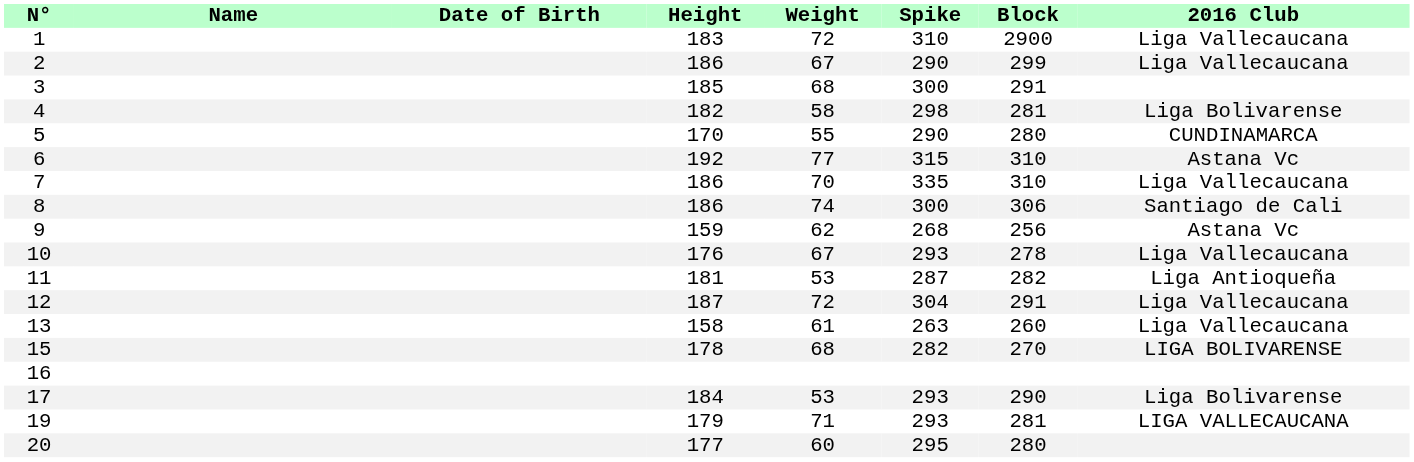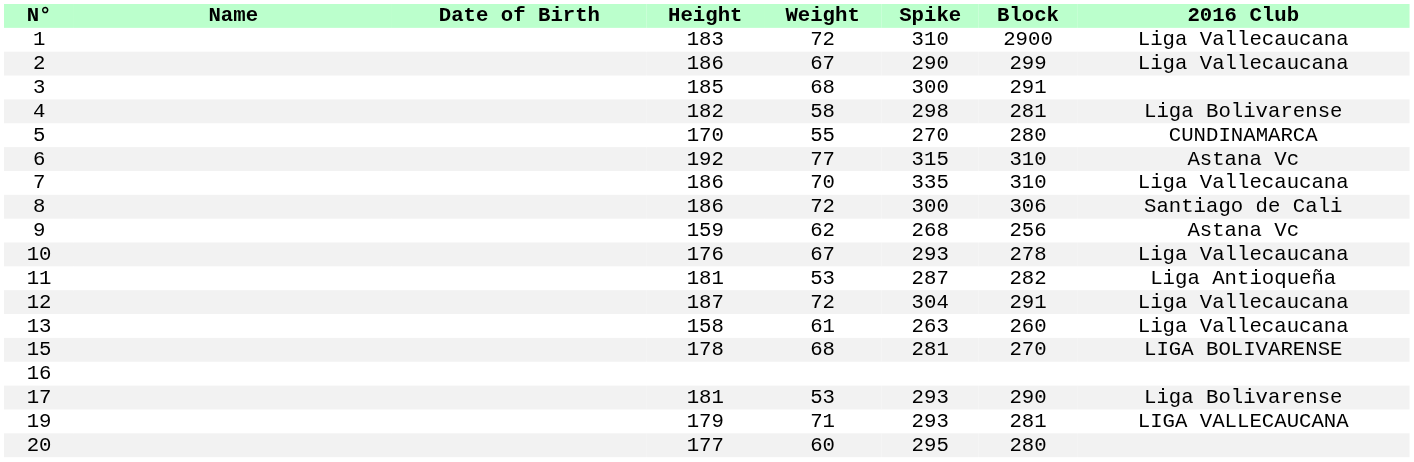(930, 135) 290 -> (930, 135) 270
(823, 207) 74 -> (823, 207) 72
(930, 350) 282 -> (930, 350) 281
(705, 398) 184 -> (705, 398) 181
